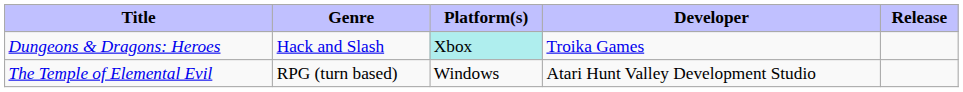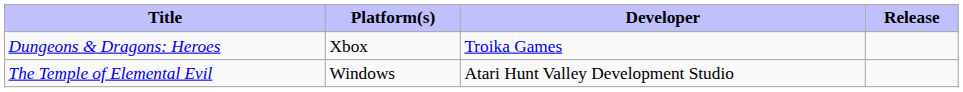- column: (351, 18)
(453, 45) paleturquoise background -> (349, 45) no background
